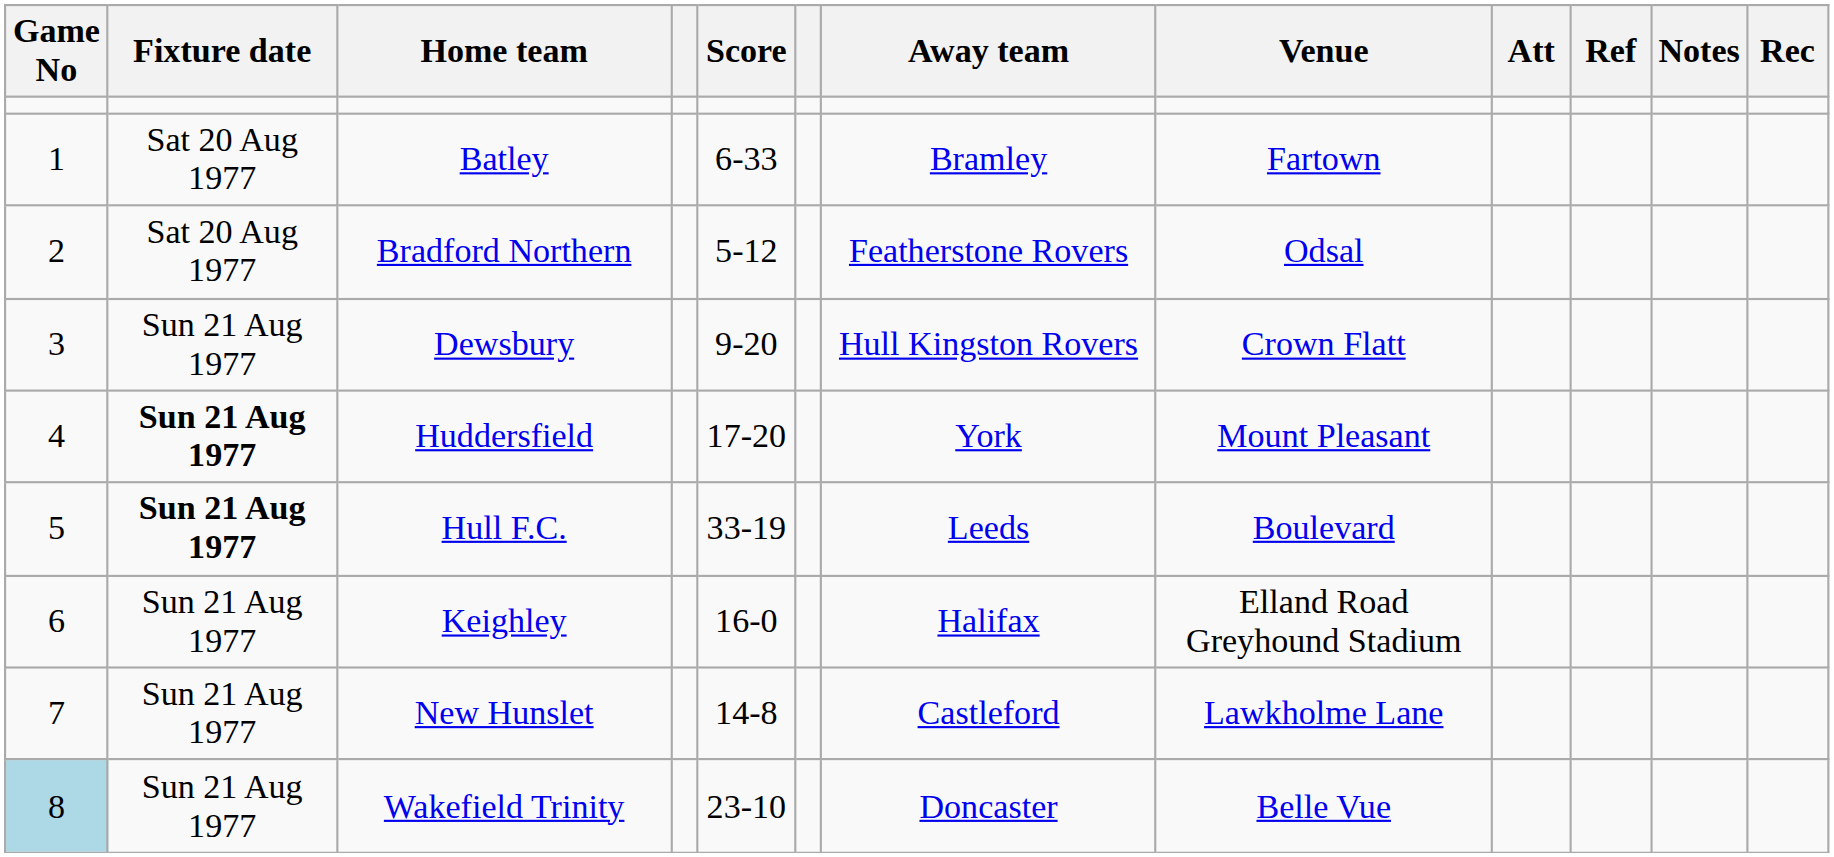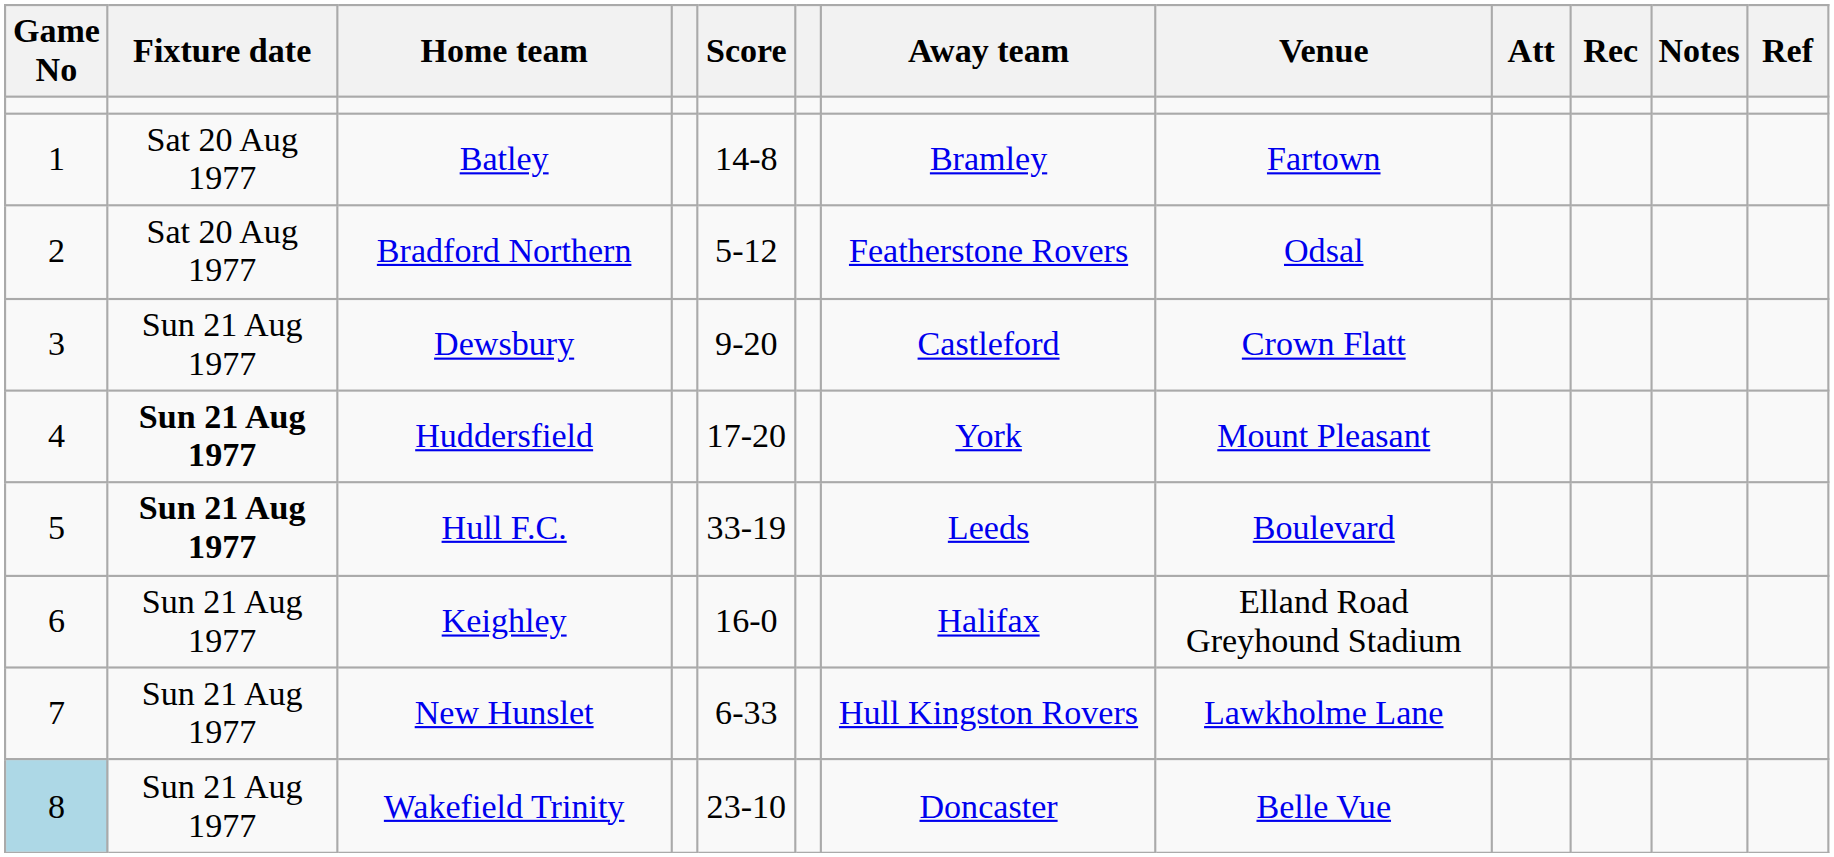columns swapped: (1787, 50) <-> (1611, 50)
(746, 158) 6-33 -> (746, 158) 14-8
(989, 343) Hull Kingston Rovers -> (989, 343) Castleford
(746, 713) 14-8 -> (746, 713) 6-33
(989, 713) Castleford -> (989, 713) Hull Kingston Rovers
